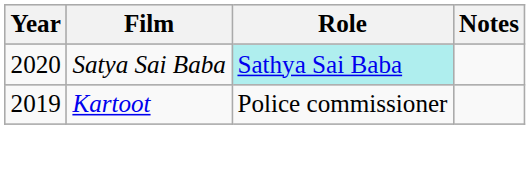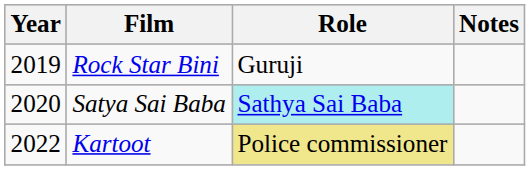+ row: (146, 64)
(36, 104) 2019 -> (36, 143) 2022
(342, 104) no background -> (342, 143) khaki background
